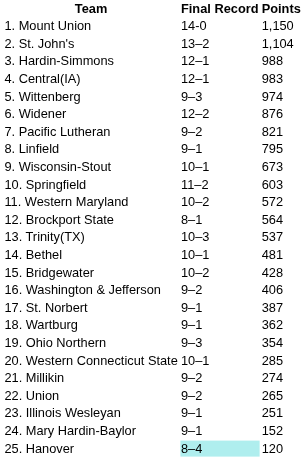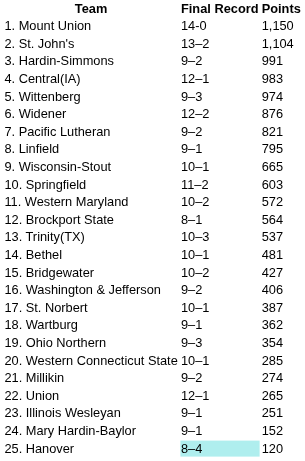(195, 61) 12–1 -> (192, 61) 9–2
(272, 61) 988 -> (272, 61) 991
(272, 167) 673 -> (272, 167) 665
(272, 272) 428 -> (272, 272) 427
(192, 307) 9–1 -> (195, 307) 10–1
(192, 395) 9–2 -> (195, 395) 12–1
